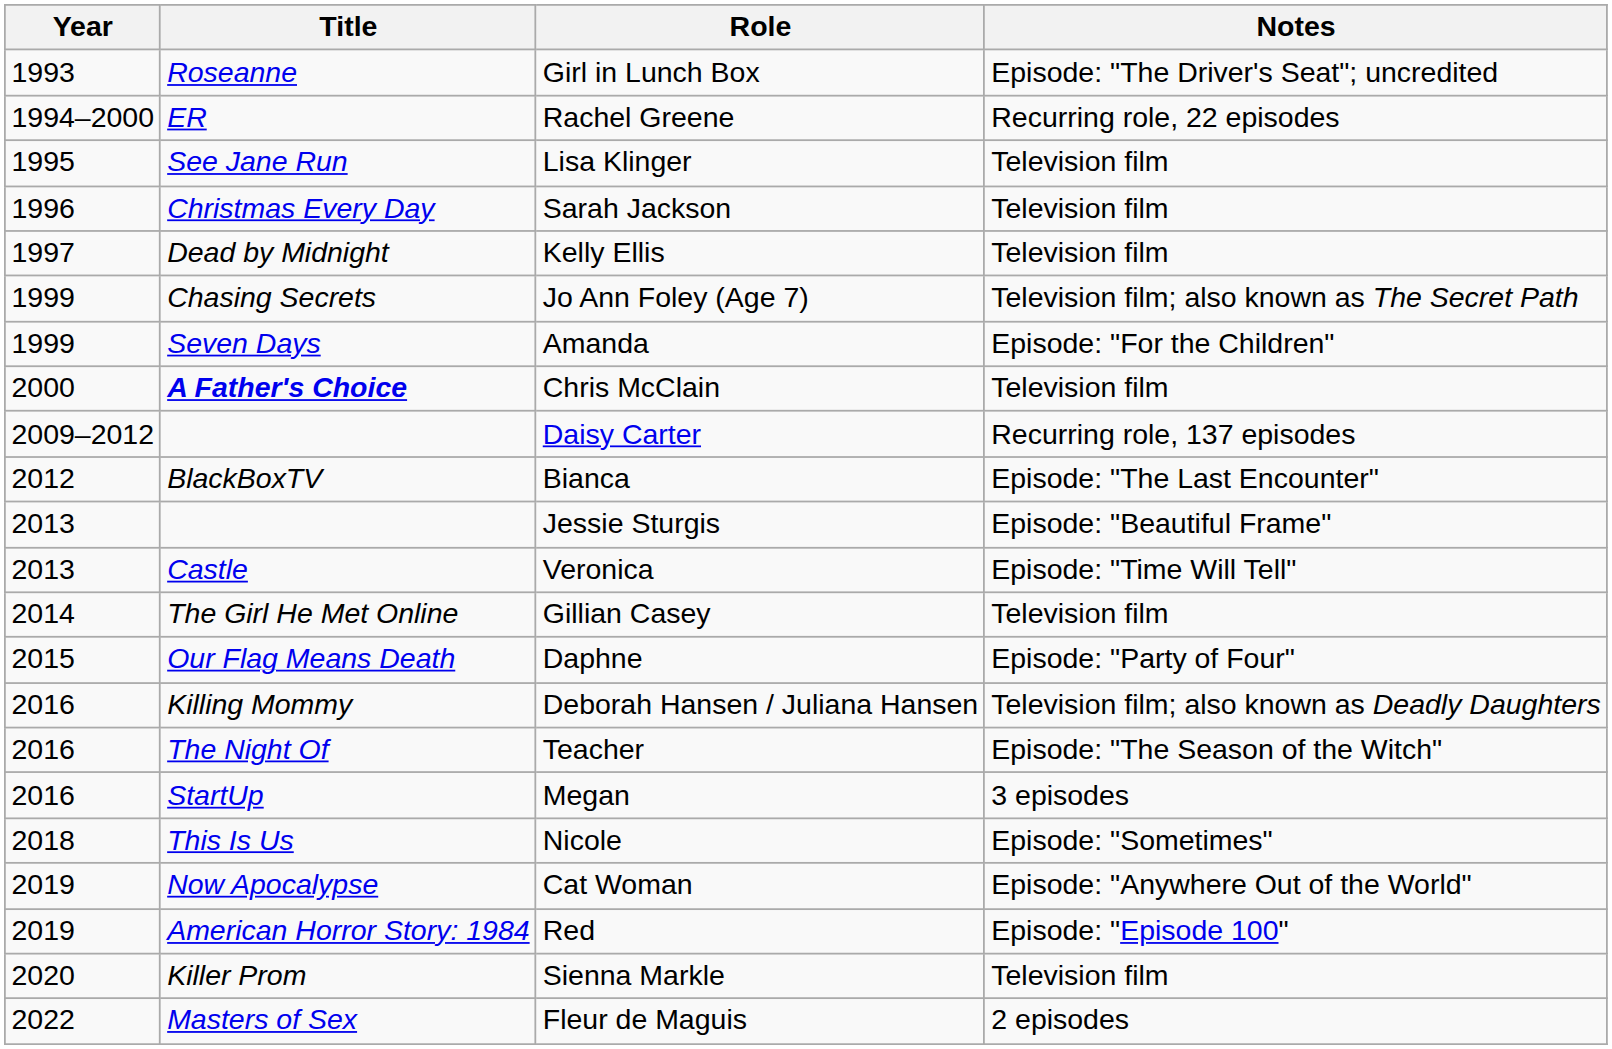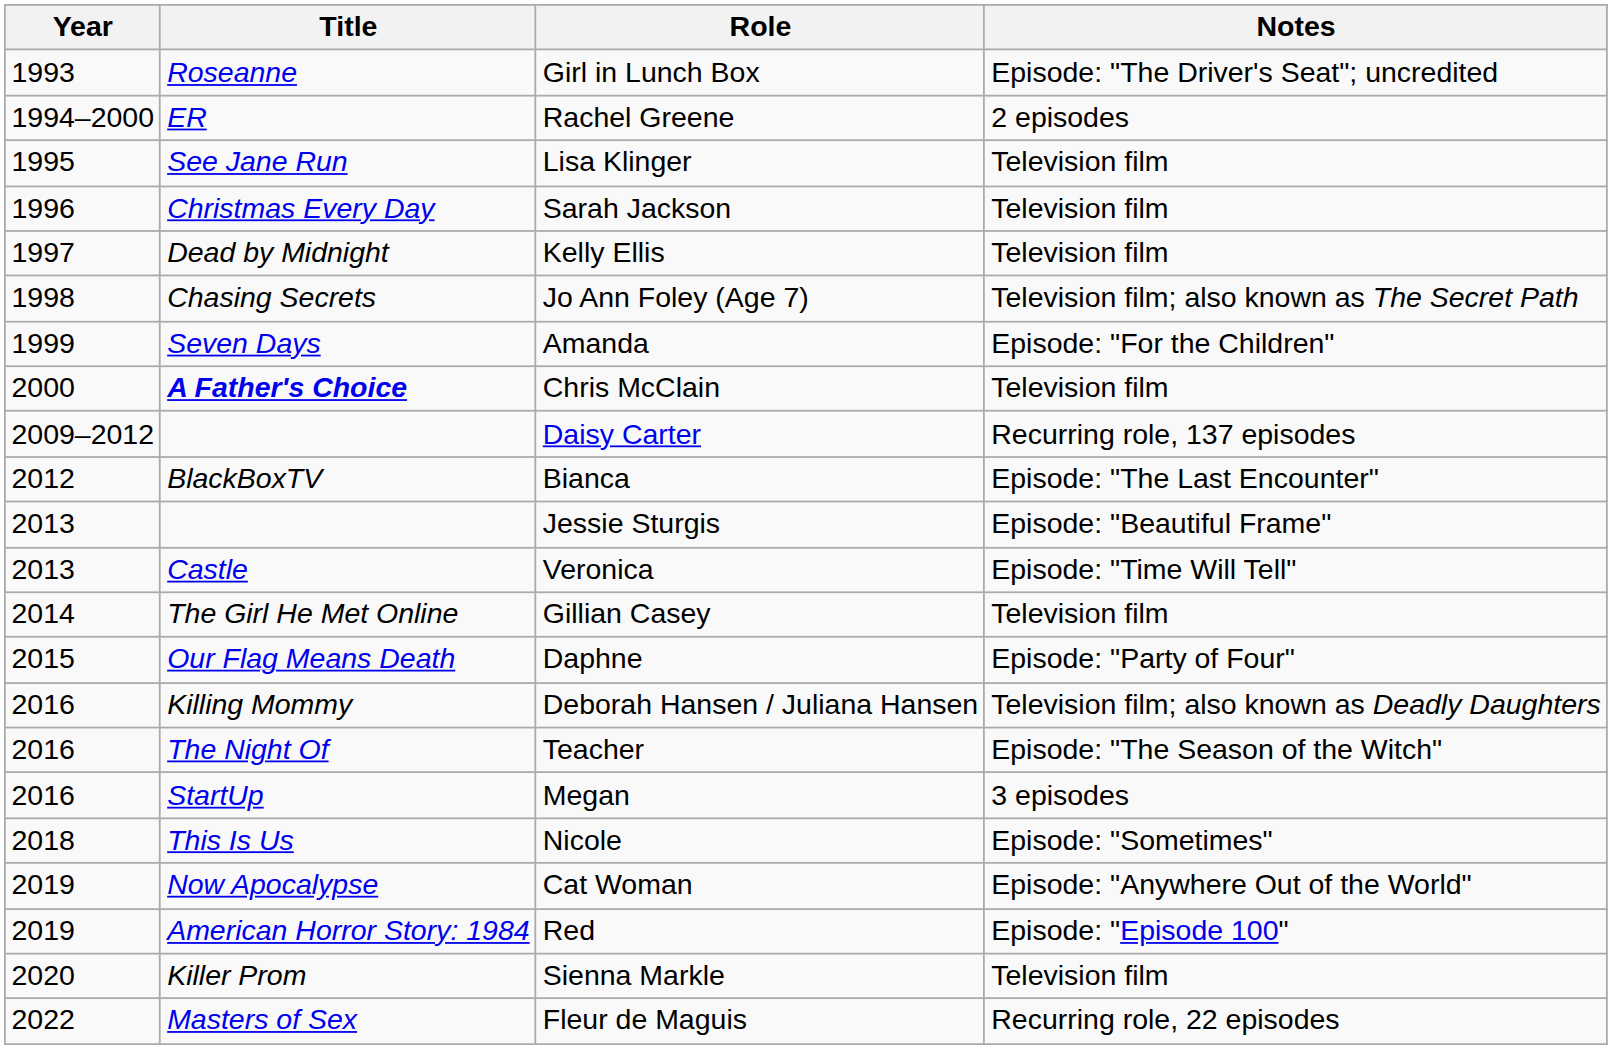(1165, 117) Recurring role, 22 episodes -> (1060, 117) 2 episodes
(43, 298) 1999 -> (43, 298) 1998
(1060, 1020) 2 episodes -> (1165, 1020) Recurring role, 22 episodes
